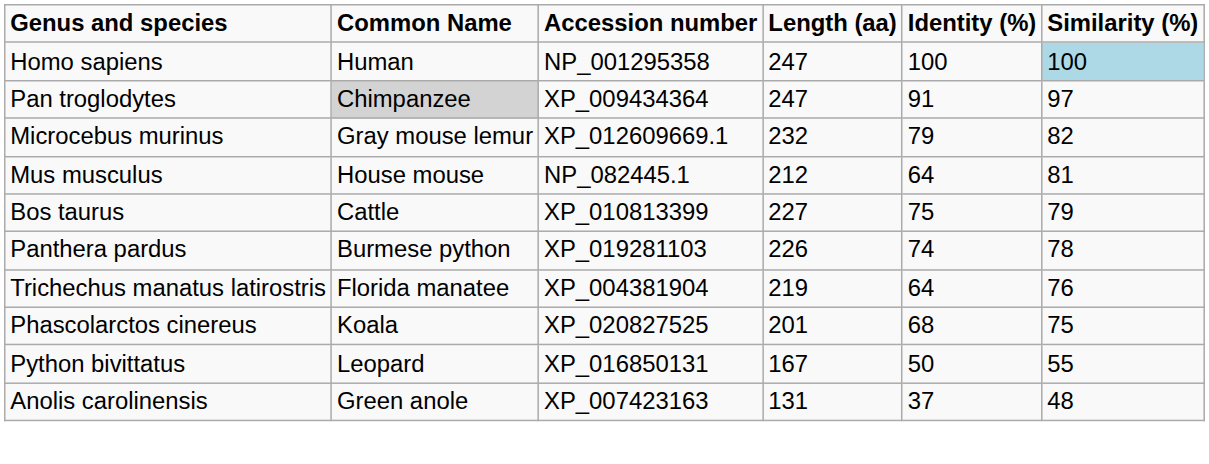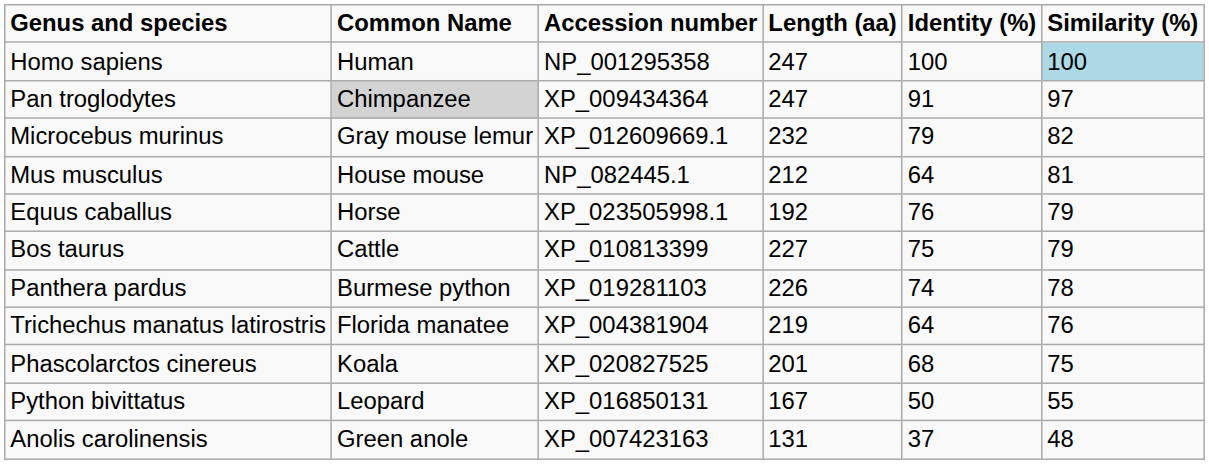+ row: (91, 212)
